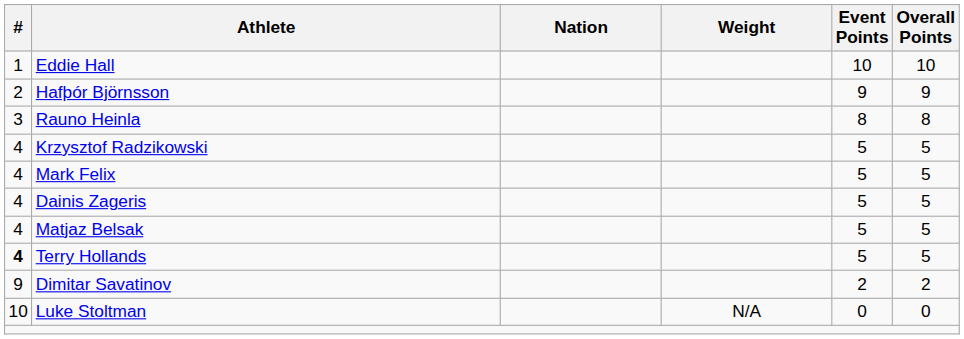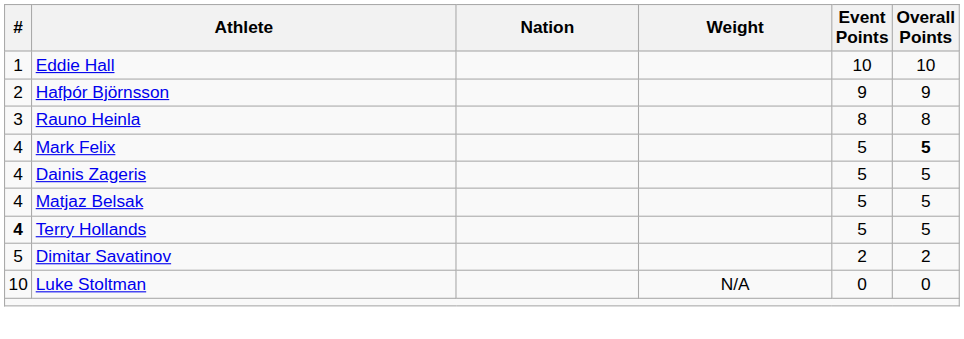- row: (122, 147)
(926, 174) normal -> (926, 147) bold
(18, 284) 9 -> (18, 256) 5
